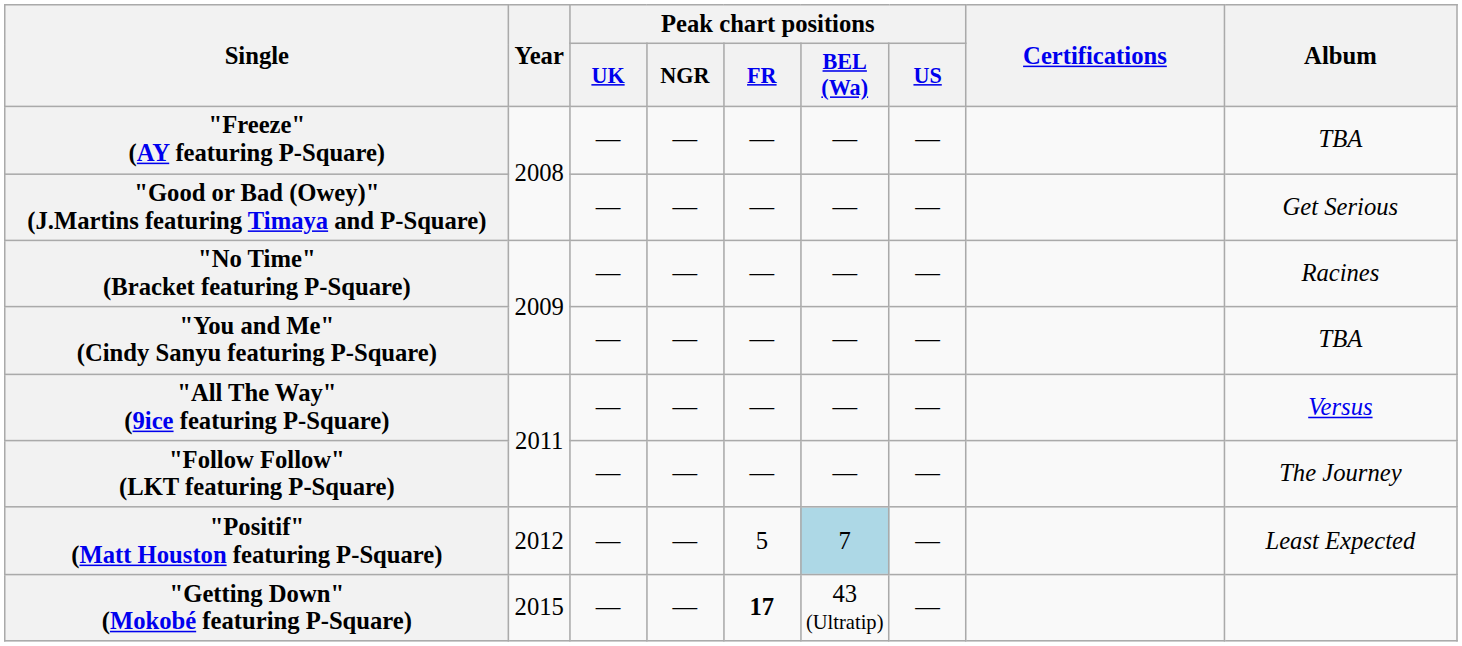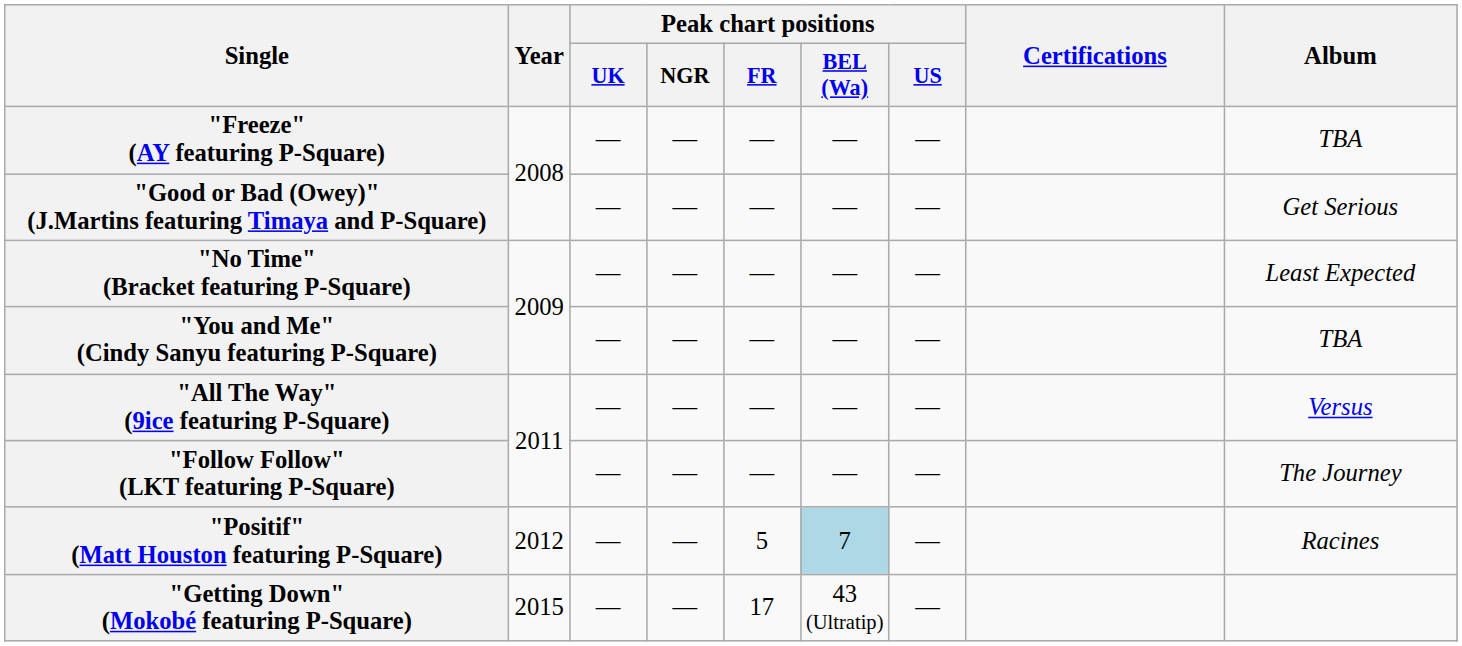(1340, 273) Racines -> (1340, 273) Least Expected
(1340, 540) Least Expected -> (1340, 540) Racines
(762, 607) bold -> (762, 607) normal
